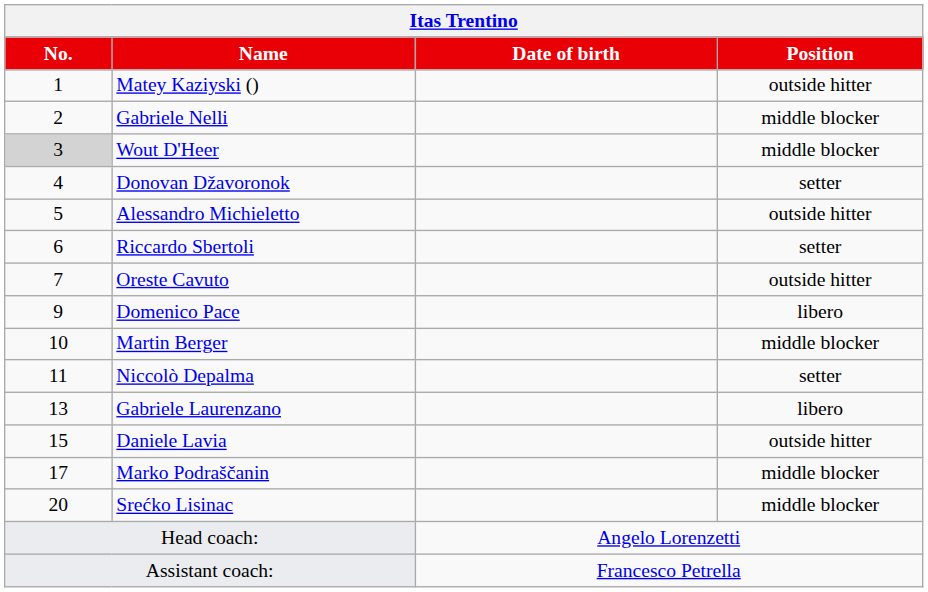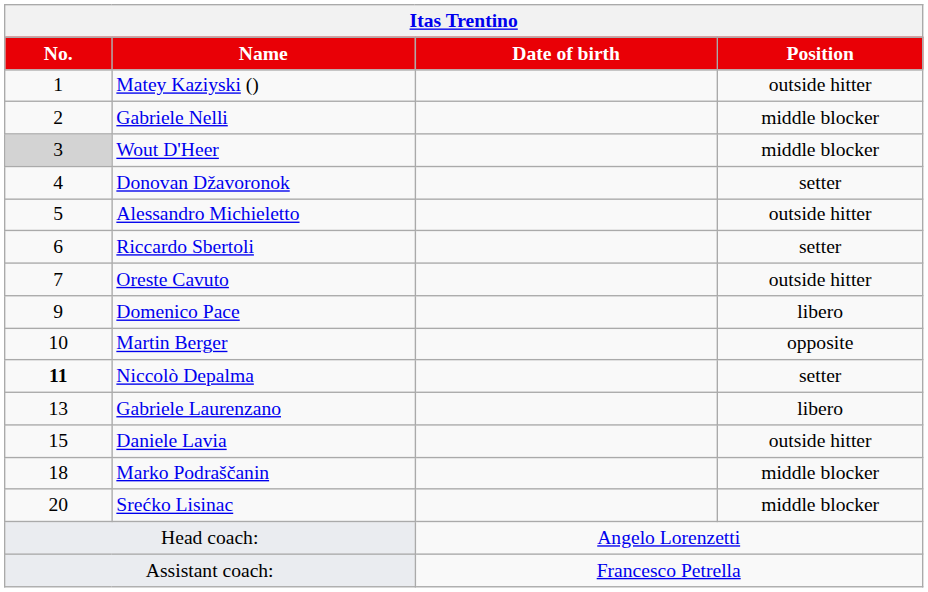(820, 344) middle blocker -> (820, 344) opposite
(58, 376) normal -> (58, 376) bold
(58, 473) 17 -> (58, 473) 18
